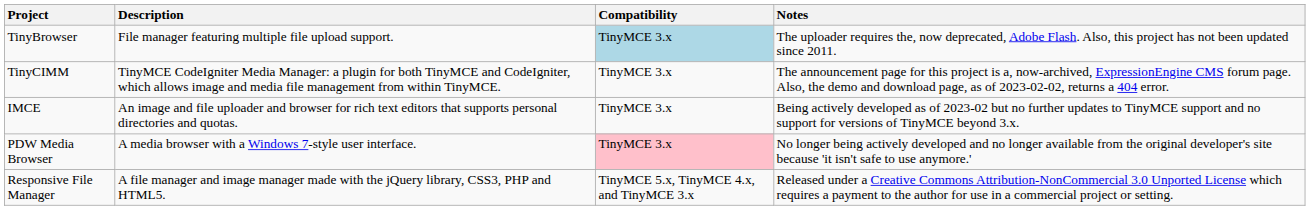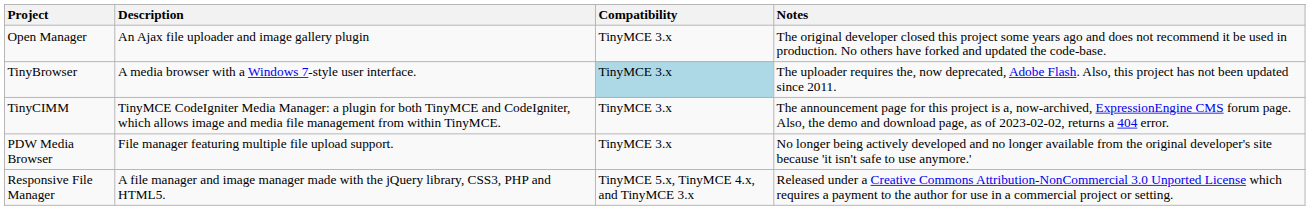+ row: (47, 36)
(256, 36) File manager featuring multiple file upload support. -> (267, 72) A media browser with a Windows 7-style user interface.
- row: (24, 108)
(267, 144) A media browser with a Windows 7-style user interface. -> (256, 144) File manager featuring multiple file upload support.
(635, 144) pink background -> (635, 144) no background
